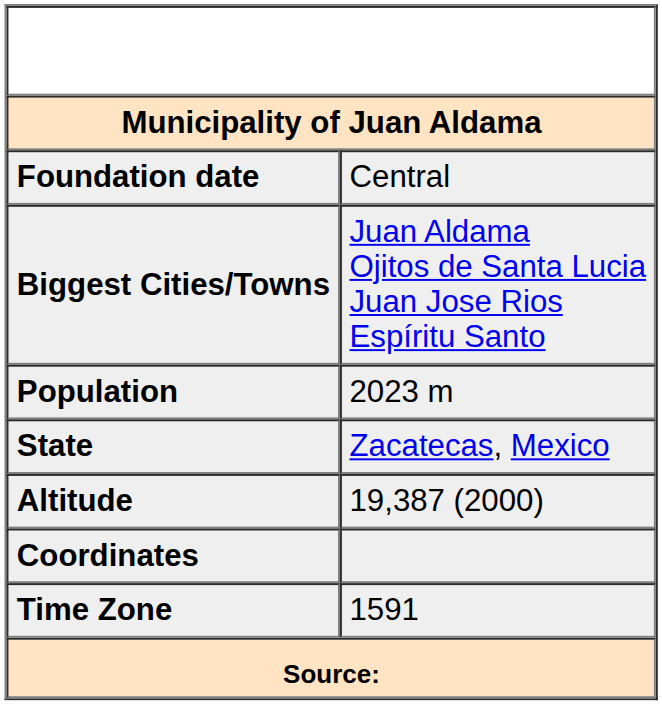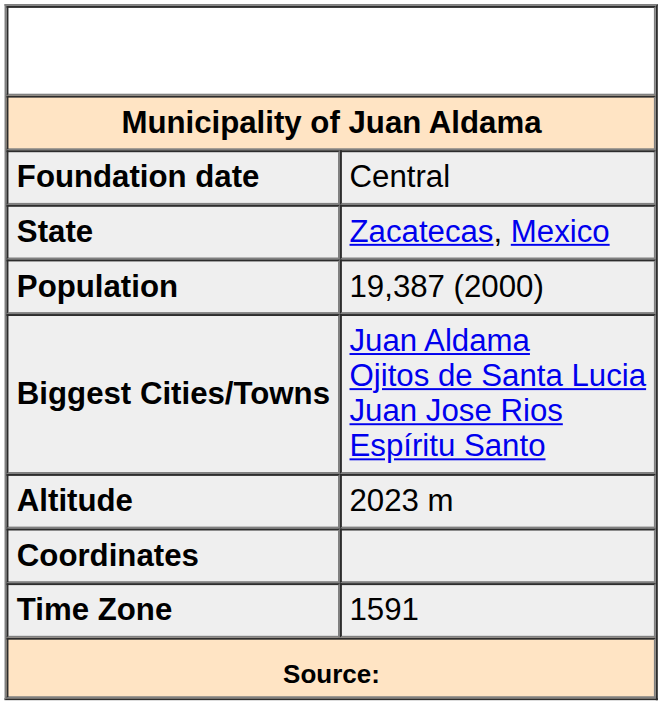rows swapped: (55, 446) <-> (173, 284)
(402, 391) 2023 m -> (447, 286) 19,387 (2000)
(447, 500) 19,387 (2000) -> (402, 500) 2023 m
